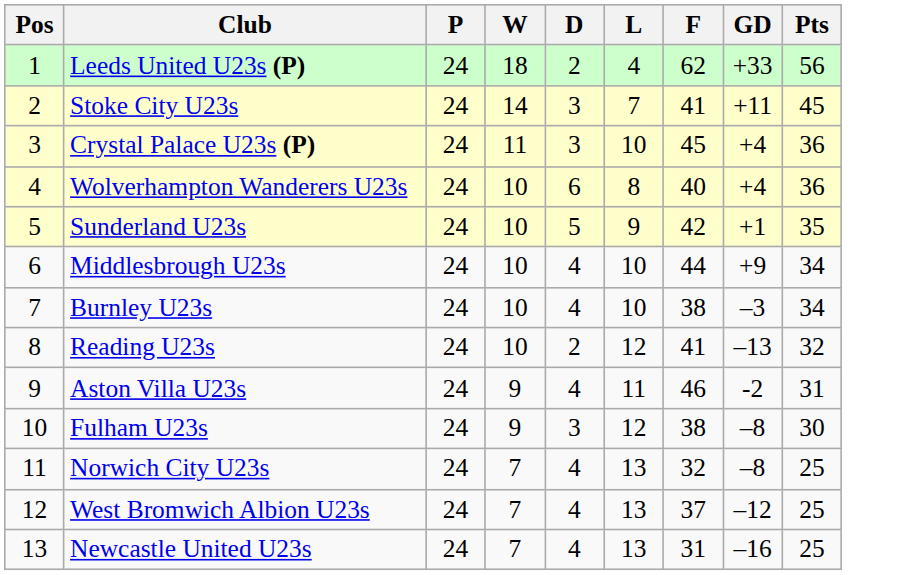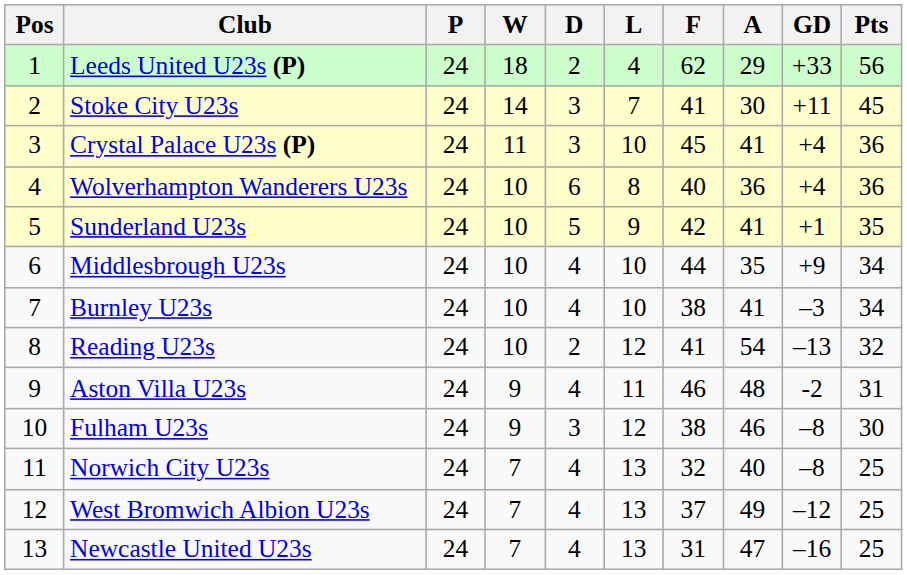+ column: (753, 24)
